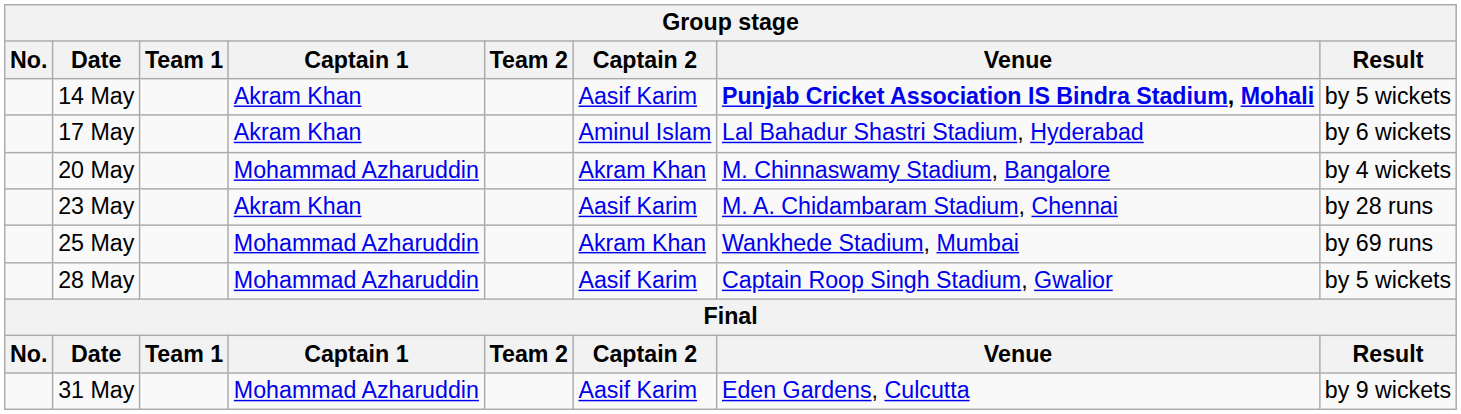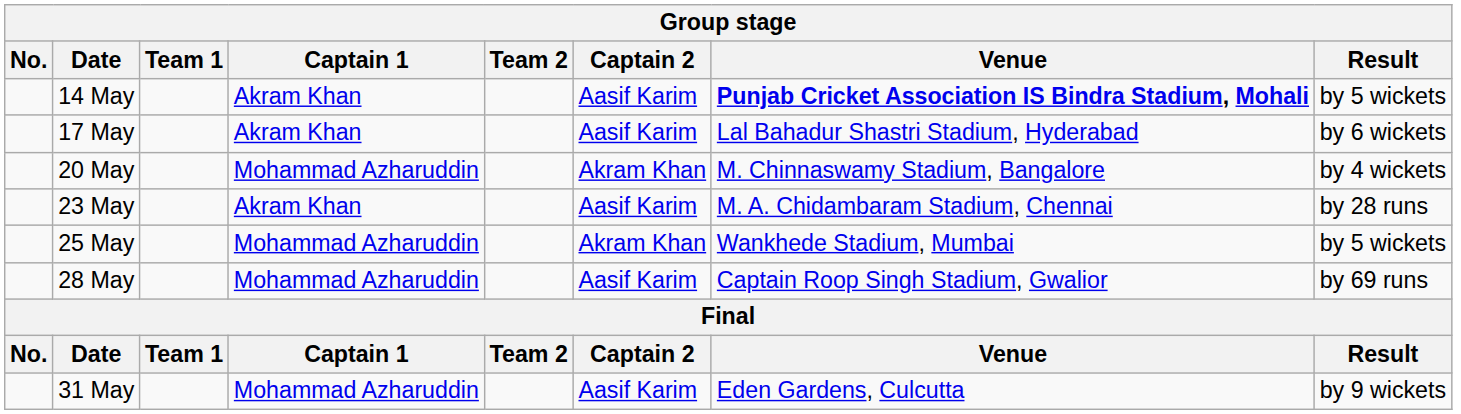(645, 133) Aminul Islam -> (638, 133) Aasif Karim
(1379, 243) by 69 runs -> (1383, 243) by 5 wickets
(1388, 280) by 5 wickets -> (1374, 280) by 69 runs
